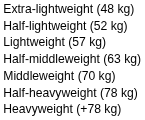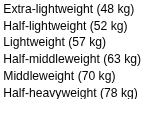- row: (62, 109)
